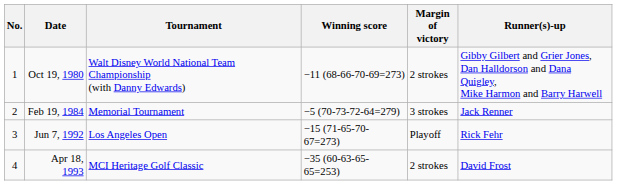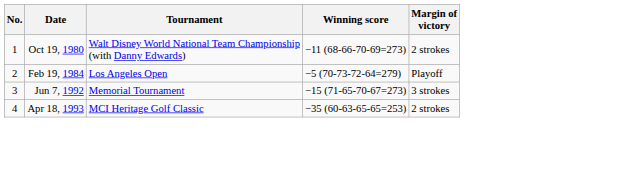- column: (535, 26)
(136, 111) Memorial Tournament -> (128, 73) Los Angeles Open
(429, 111) 3 strokes -> (427, 73) Playoff
(128, 135) Los Angeles Open -> (137, 91) Memorial Tournament
(425, 135) Playoff -> (430, 91) 3 strokes
